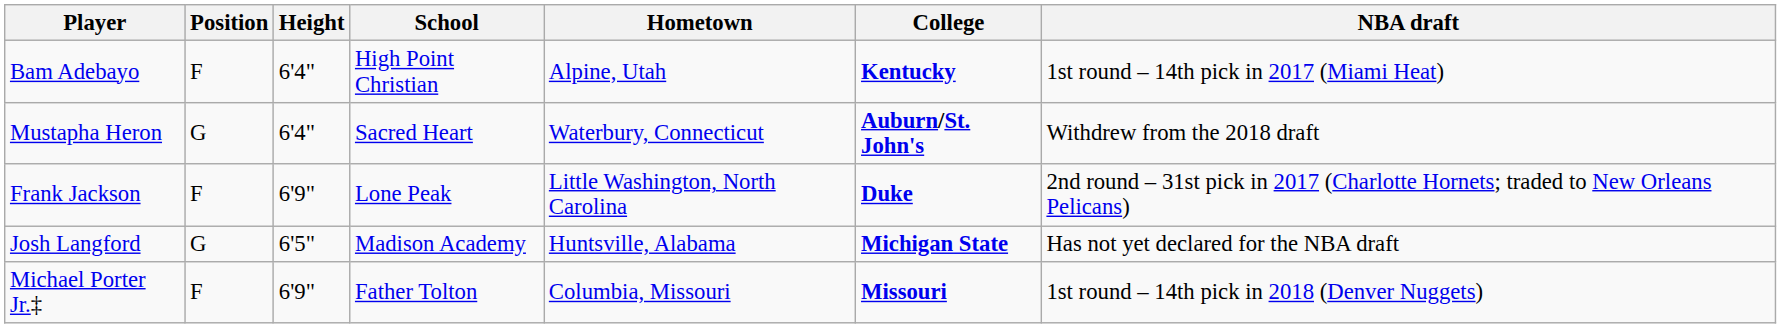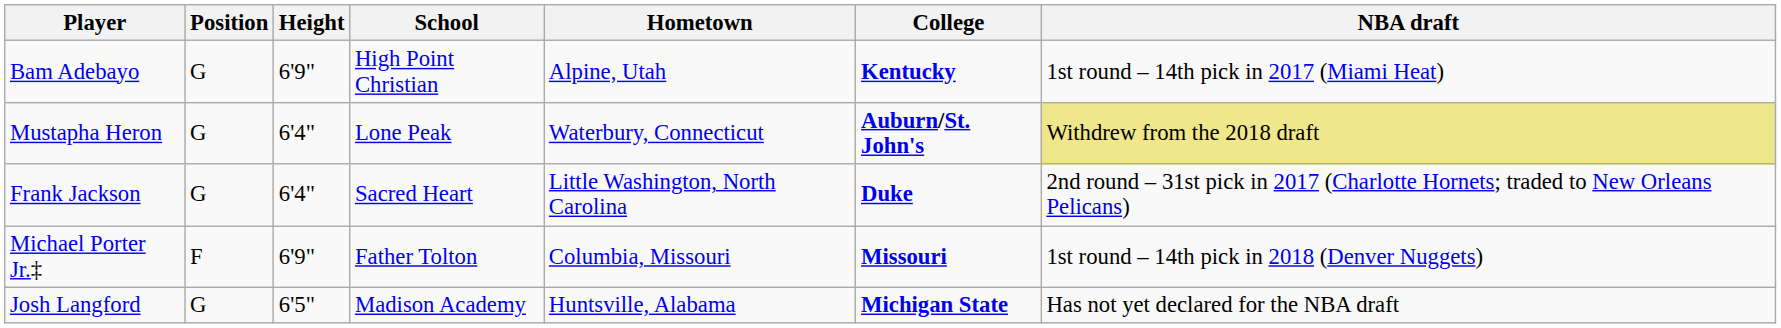(196, 71) F -> (198, 71) G
(297, 71) 6'4" -> (297, 71) 6'9"
(414, 132) Sacred Heart -> (403, 132) Lone Peak
(1183, 132) no background -> (1183, 132) khaki background
(196, 194) F -> (198, 194) G
(297, 194) 6'9" -> (297, 194) 6'4"
(403, 194) Lone Peak -> (414, 194) Sacred Heart
rows swapped: (75, 243) <-> (78, 292)
